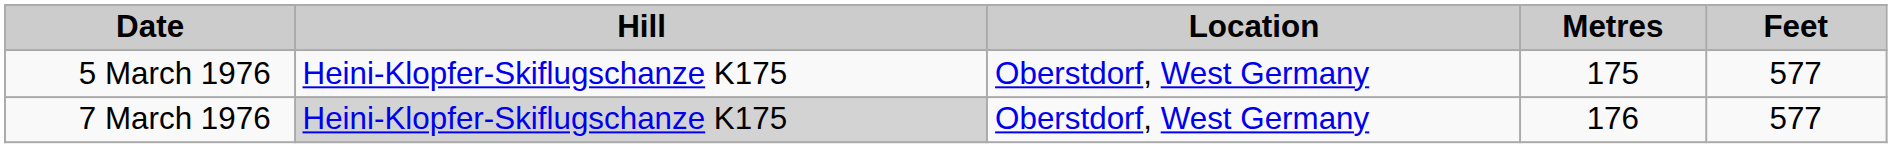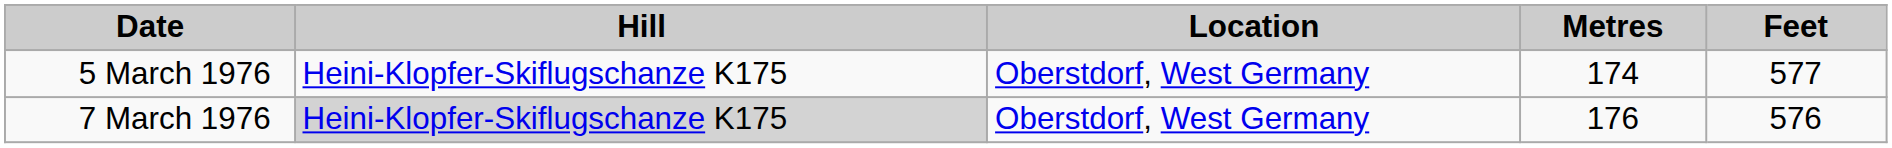(1613, 73) 175 -> (1613, 73) 174
(1796, 119) 577 -> (1796, 119) 576
